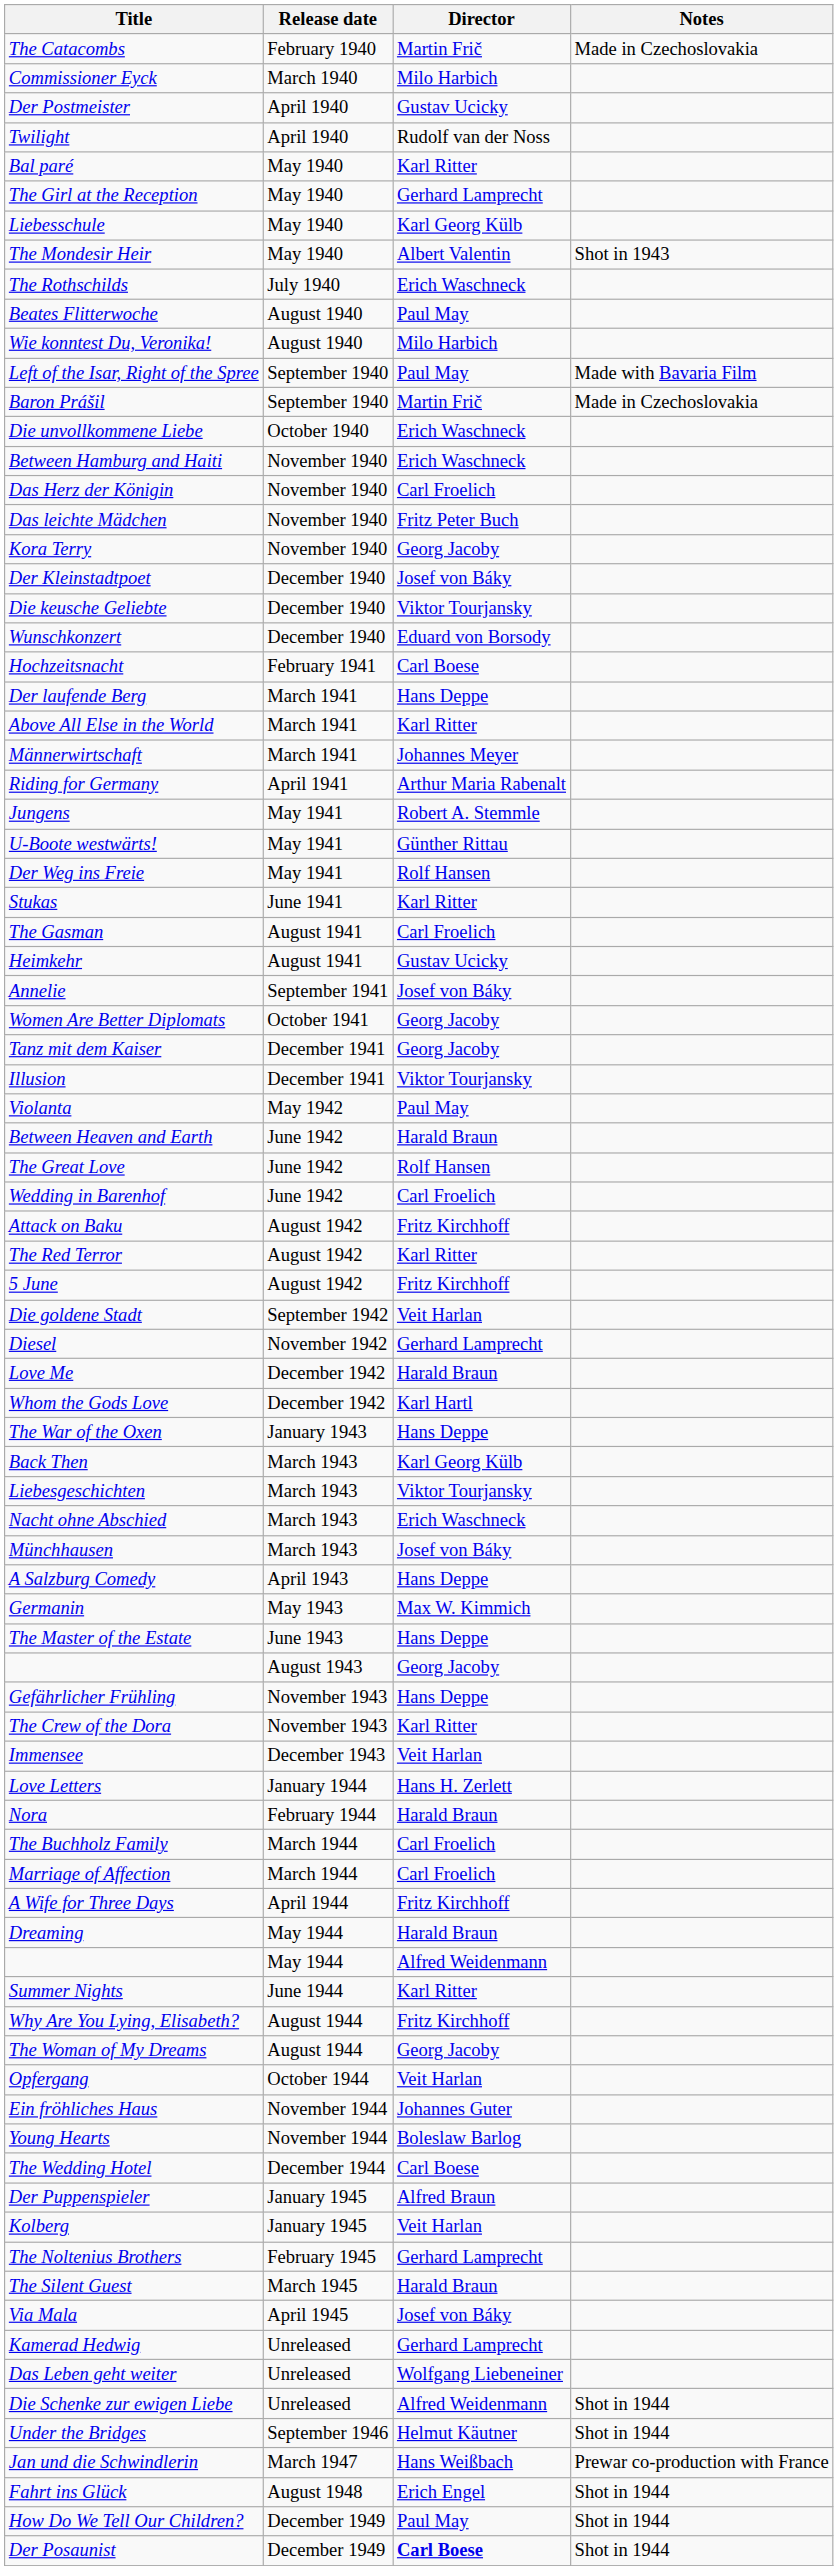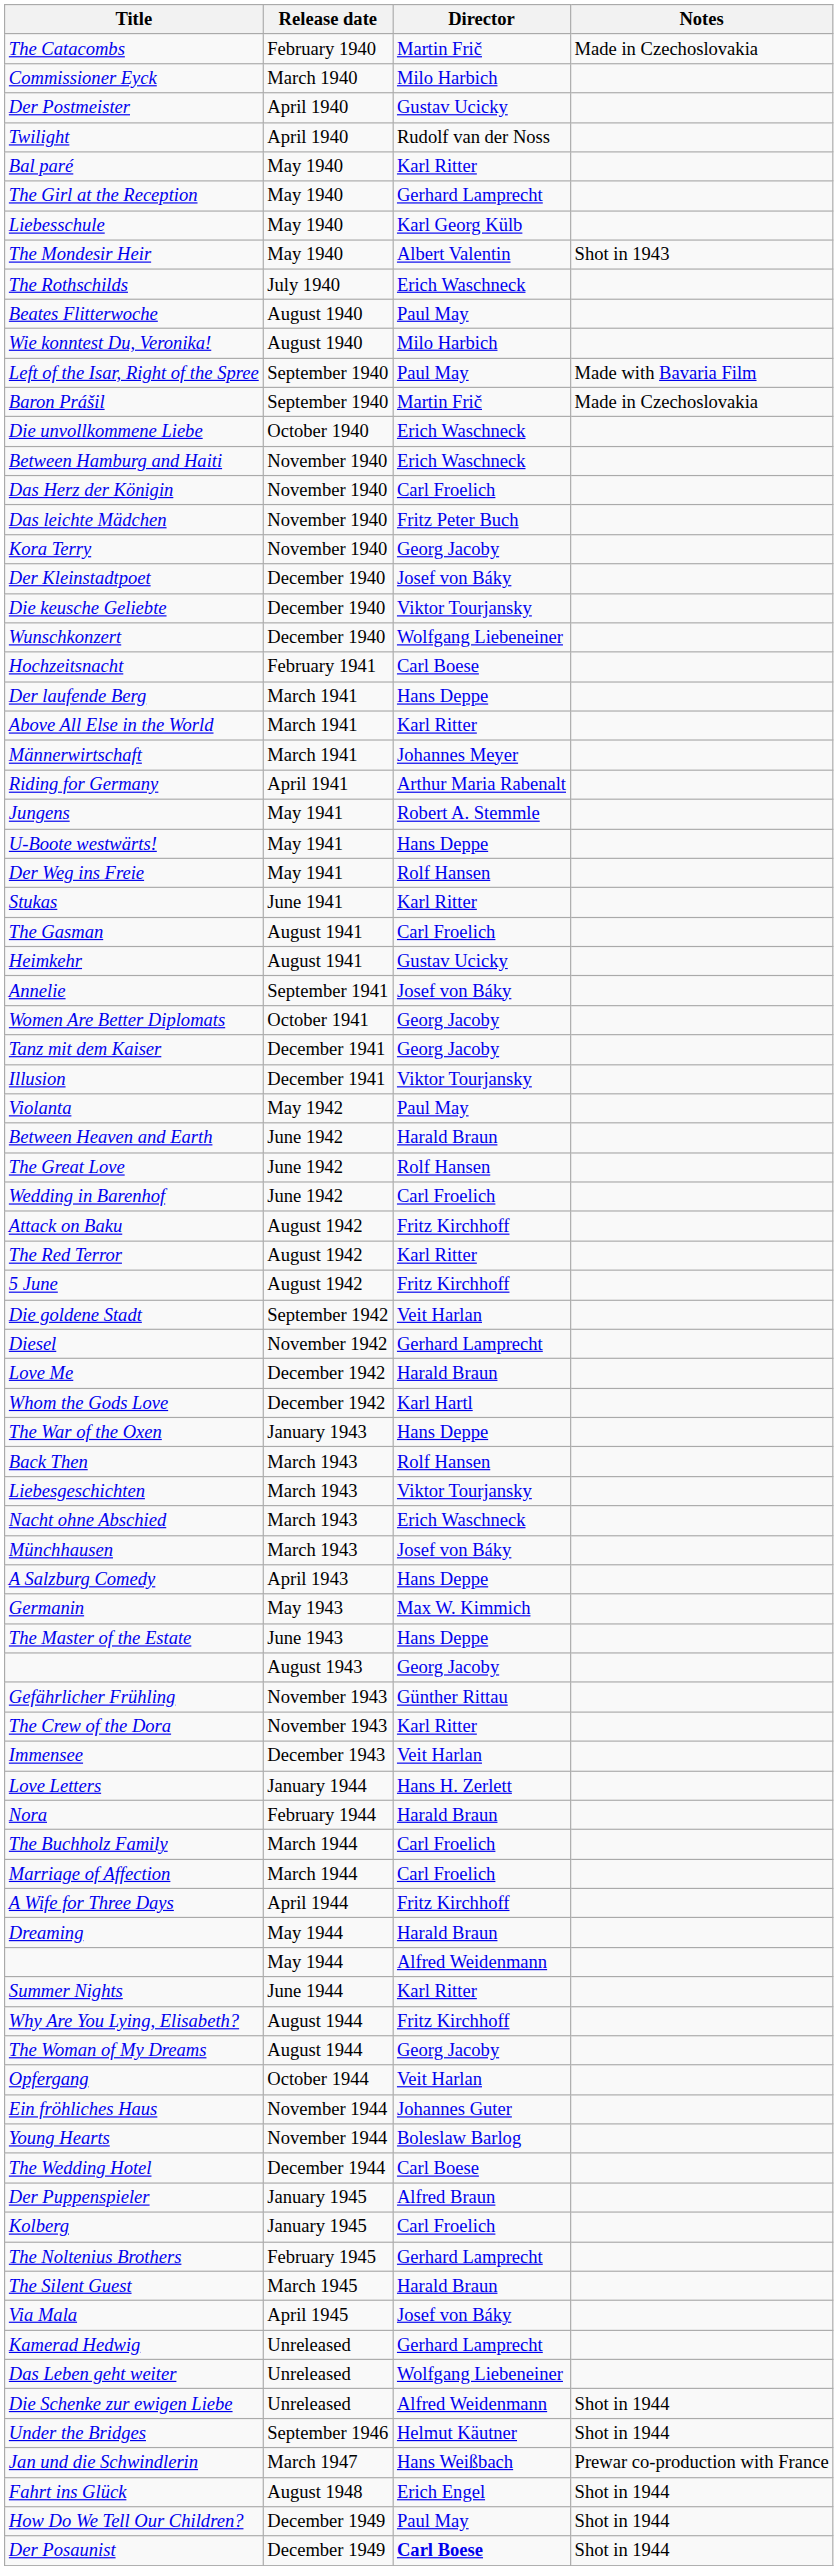(474, 637) Eduard von Borsody -> (480, 637) Wolfgang Liebeneiner
(452, 843) Günther Rittau -> (443, 843) Hans Deppe
(460, 1461) Karl Georg Külb -> (444, 1461) Rolf Hansen
(443, 1697) Hans Deppe -> (452, 1697) Günther Rittau
(439, 2226) Veit Harlan -> (446, 2226) Carl Froelich
